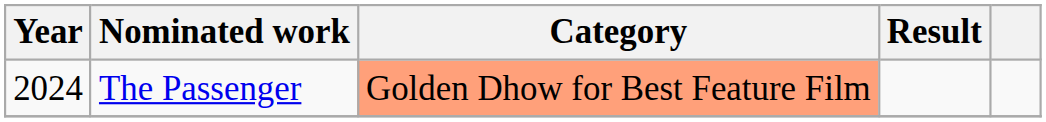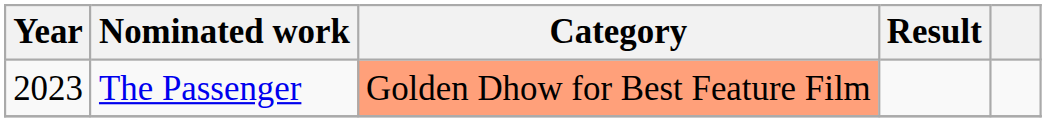(48, 87) 2024 -> (48, 87) 2023
